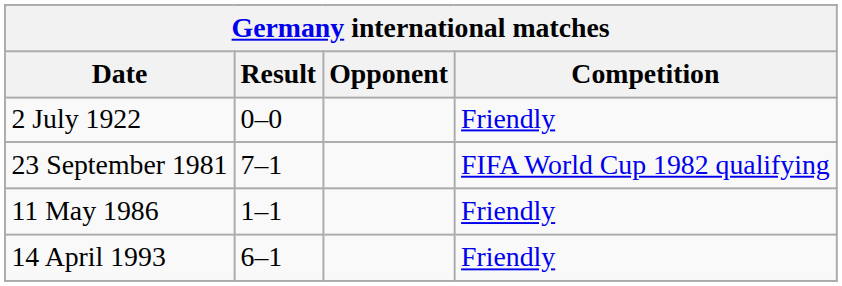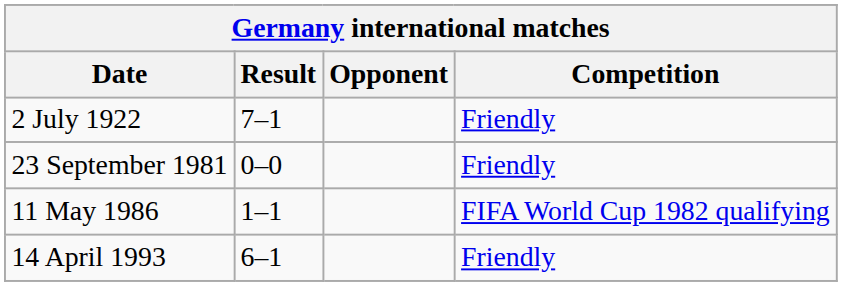(261, 119) 0–0 -> (261, 119) 7–1
(261, 165) 7–1 -> (261, 165) 0–0
(645, 165) FIFA World Cup 1982 qualifying -> (508, 165) Friendly
(508, 211) Friendly -> (645, 211) FIFA World Cup 1982 qualifying
